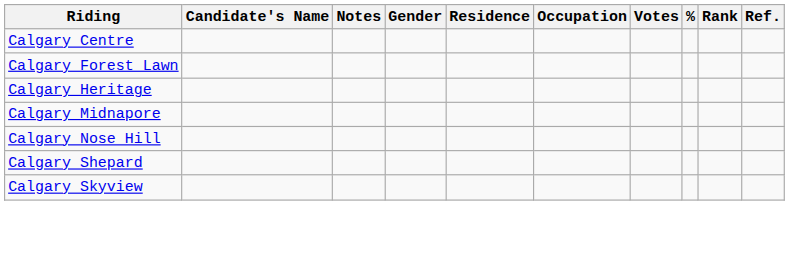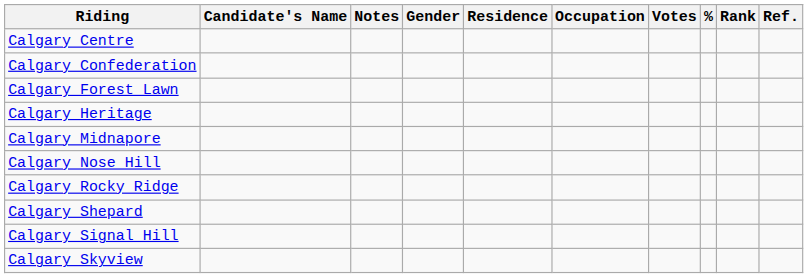+ row: (102, 65)
+ row: (93, 187)
+ row: (93, 236)
